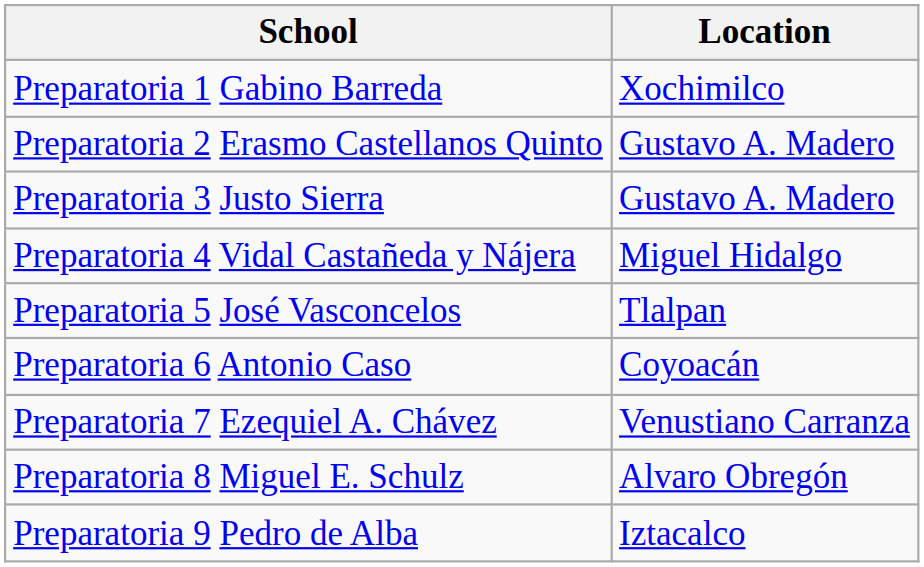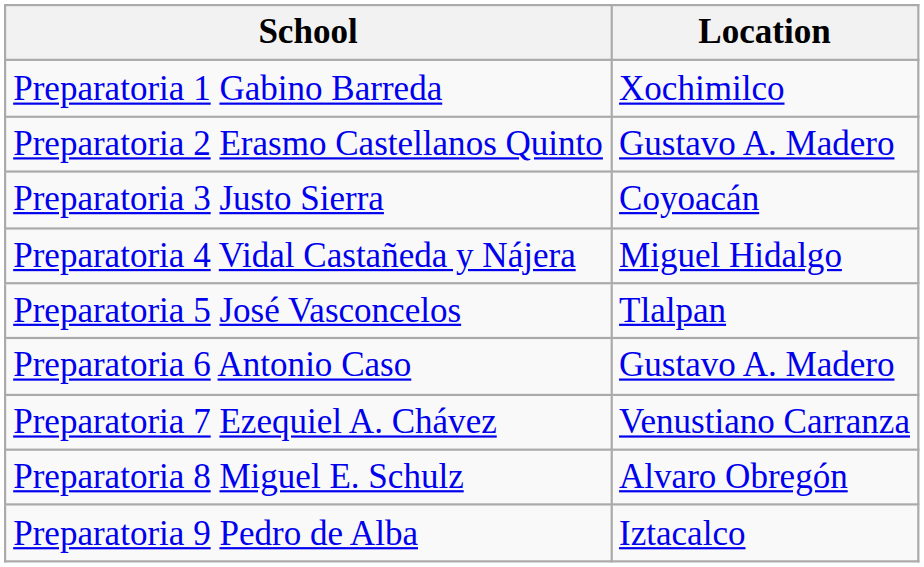(757, 198) Gustavo A. Madero -> (689, 198) Coyoacán
(689, 365) Coyoacán -> (757, 365) Gustavo A. Madero
